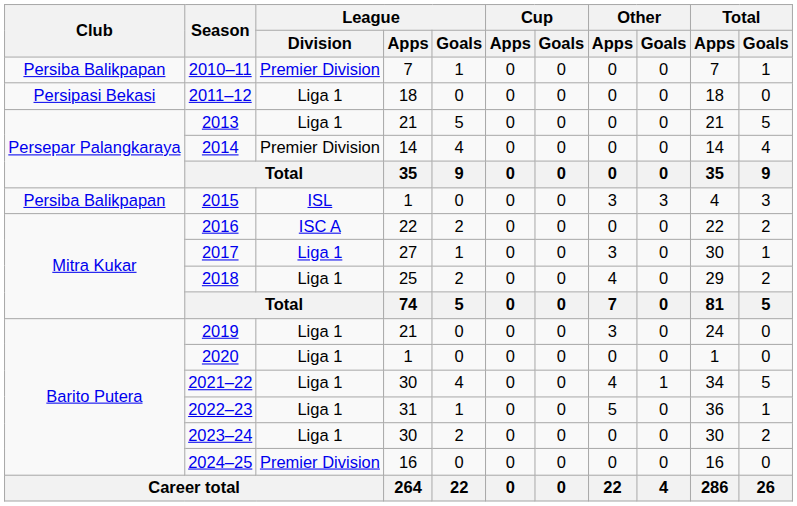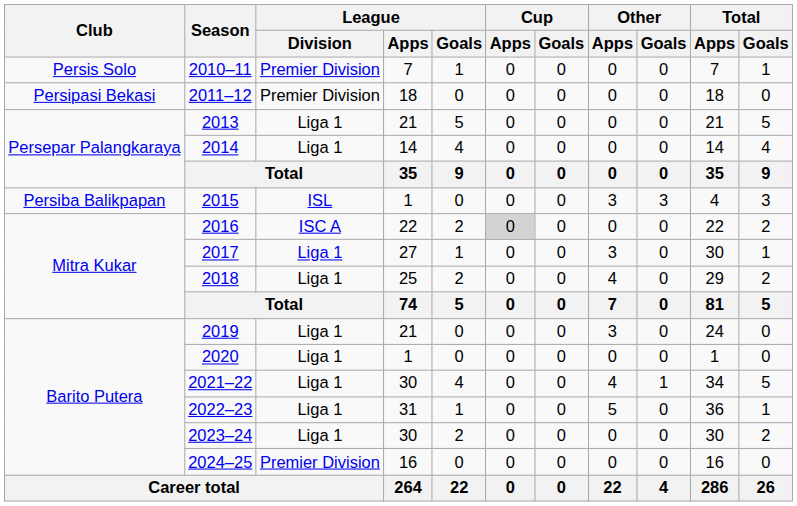(94, 69) Persiba Balikpapan -> (94, 69) Persis Solo
(320, 95) Liga 1 -> (320, 95) Premier Division
(320, 148) Premier Division -> (320, 148) Liga 1
(510, 226) no background -> (510, 226) lightgrey background
